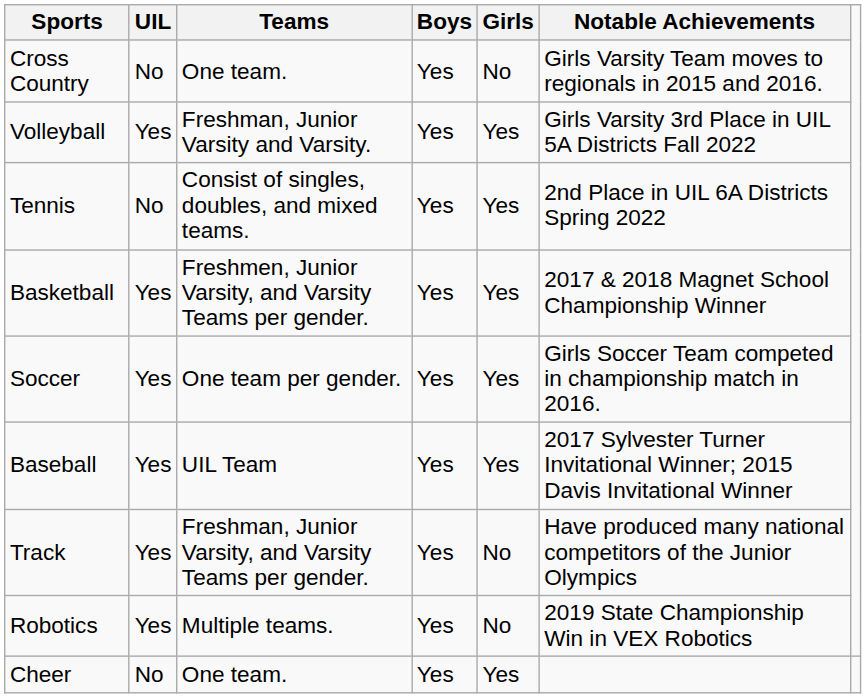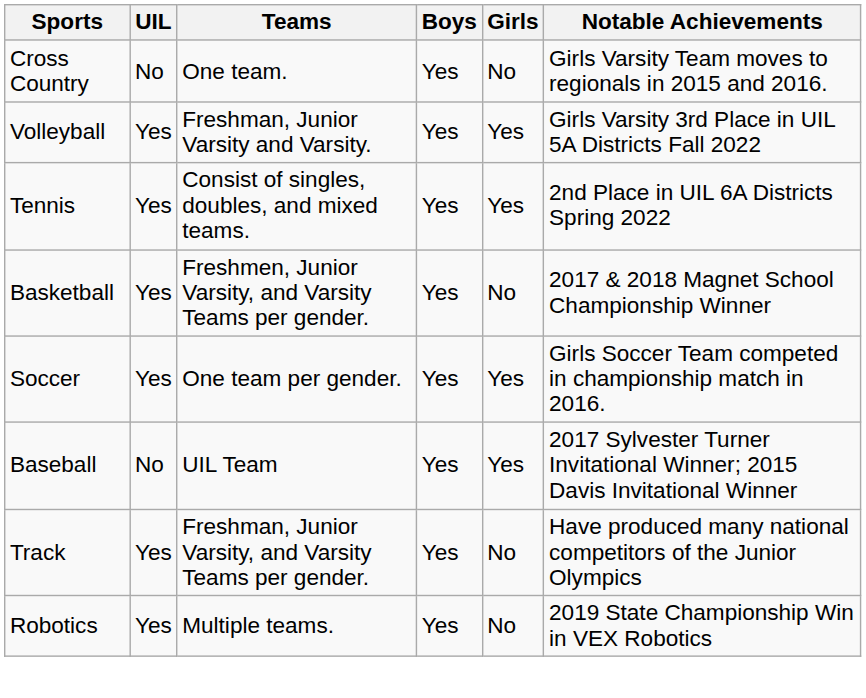(149, 205) No -> (153, 205) Yes
(501, 292) Yes -> (502, 292) No
(153, 465) Yes -> (149, 465) No
- row: (41, 674)
